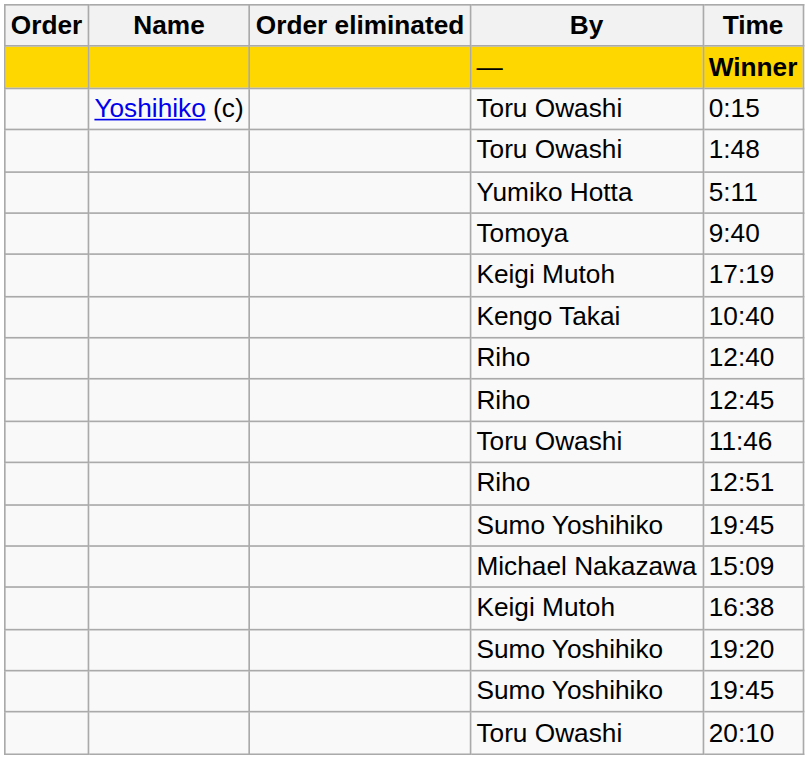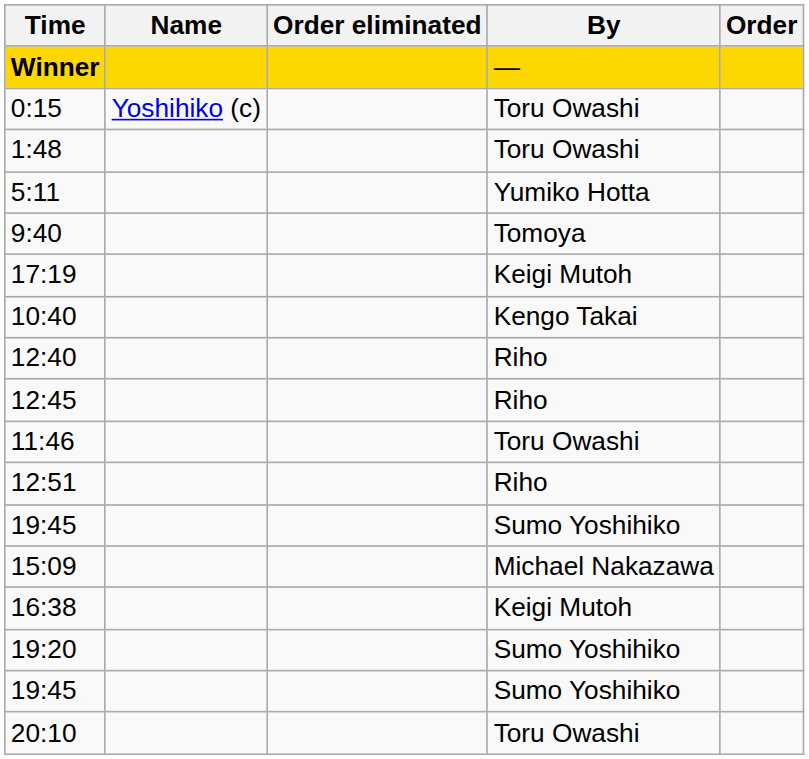columns swapped: (47, 25) <-> (753, 25)
